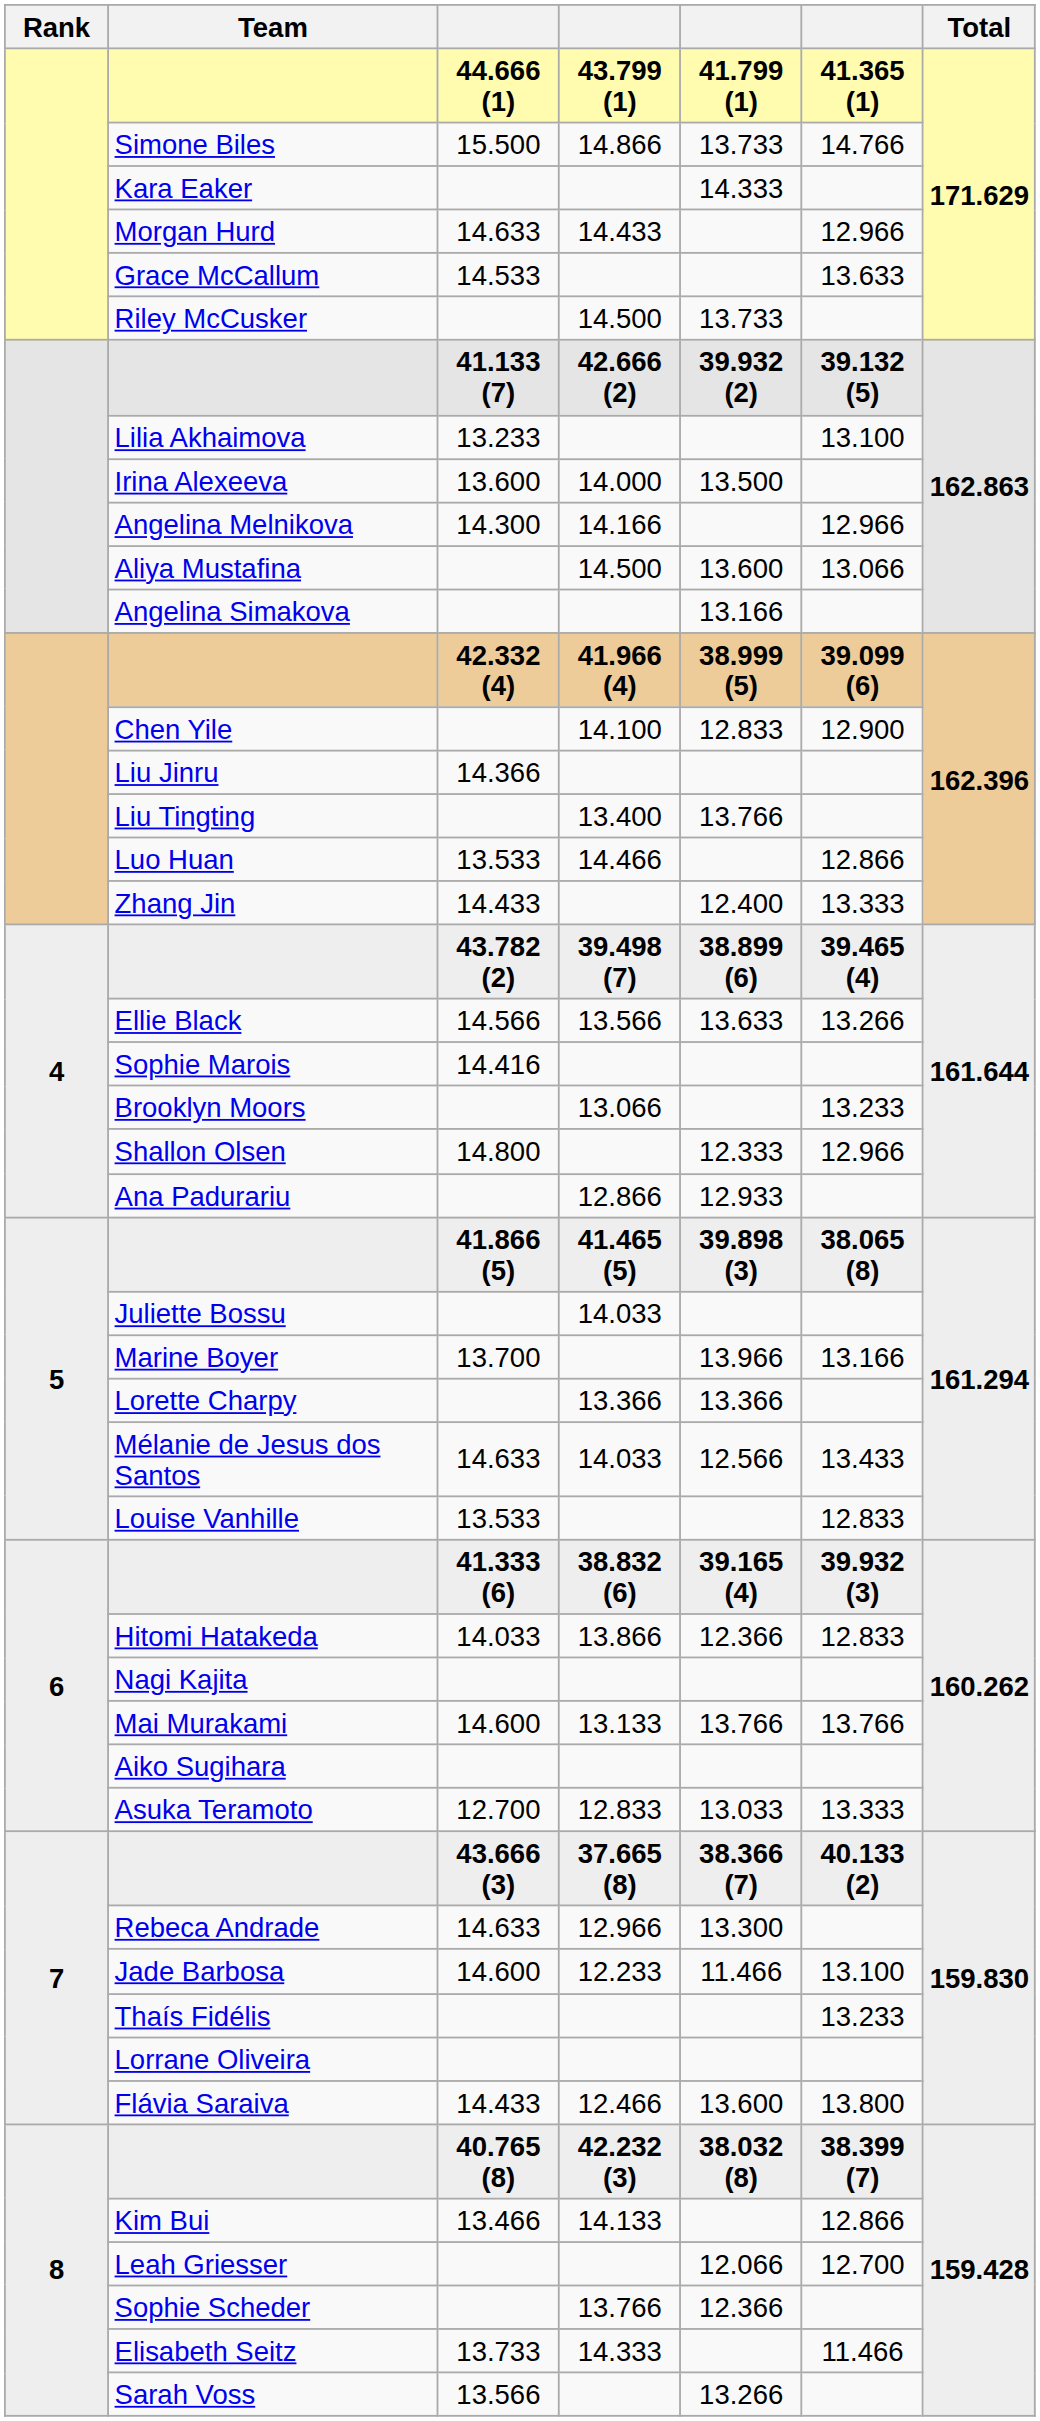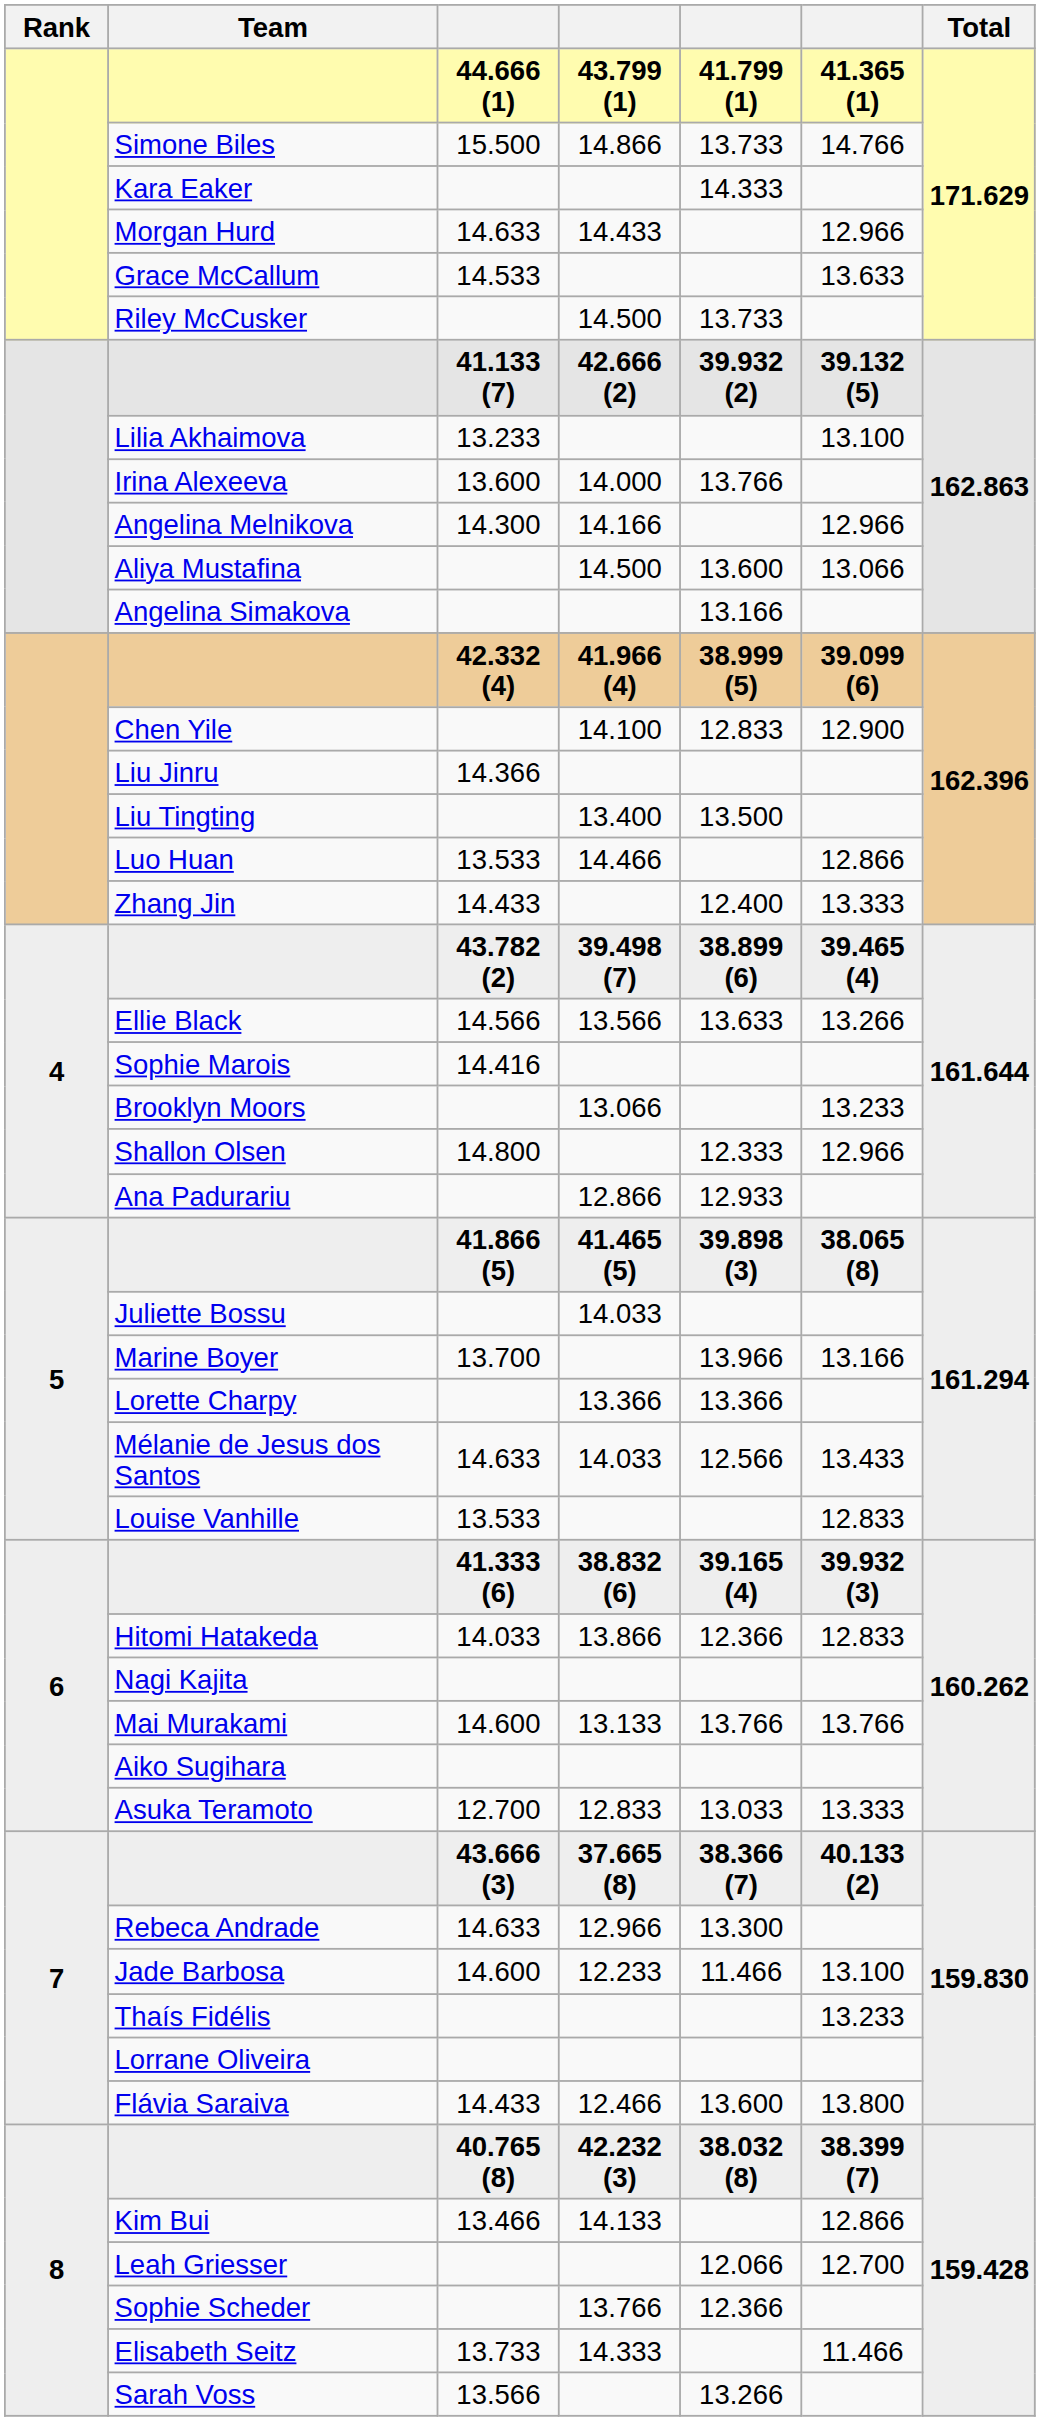(741, 480) 13.500 -> (741, 480) 13.766
(741, 816) 13.766 -> (741, 816) 13.500
